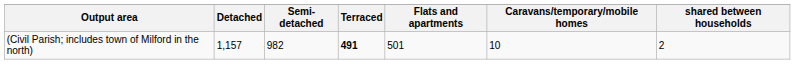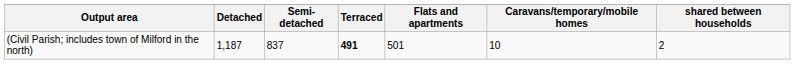(229, 45) 1,157 -> (229, 45) 1,187
(275, 45) 982 -> (275, 45) 837
